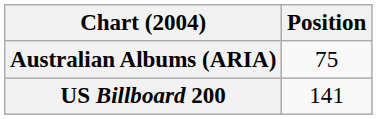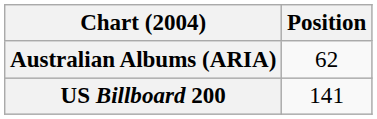(327, 59) 75 -> (327, 59) 62
